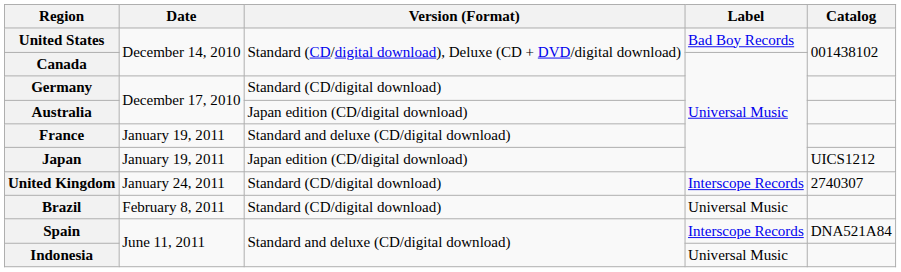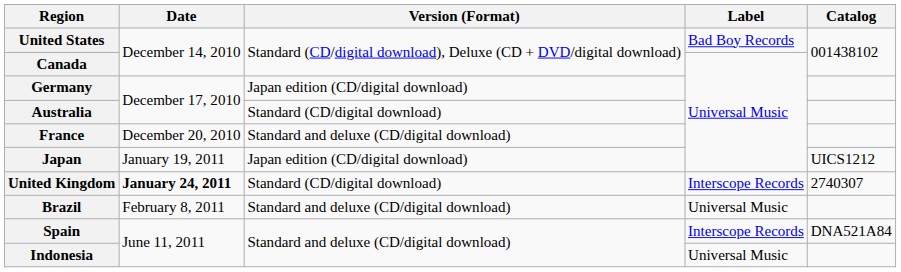(344, 87) Standard (CD/digital download) -> (357, 87) Japan edition (CD/digital download)
(357, 111) Japan edition (CD/digital download) -> (344, 111) Standard (CD/digital download)
(174, 135) January 19, 2011 -> (181, 135) December 20, 2010
(174, 183) normal -> (177, 183) bold
(344, 207) Standard (CD/digital download) -> (379, 207) Standard and deluxe (CD/digital download)
